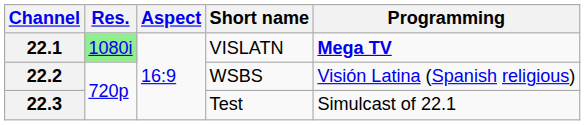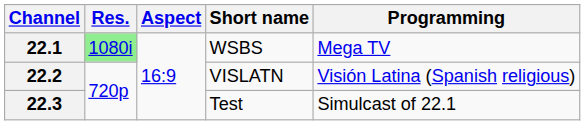(247, 47) VISLATN -> (236, 47) WSBS
(355, 47) bold -> (354, 47) normal
(236, 76) WSBS -> (247, 76) VISLATN
